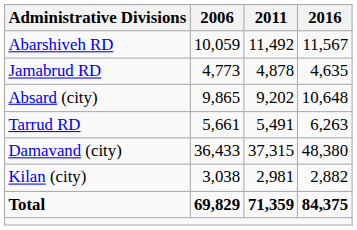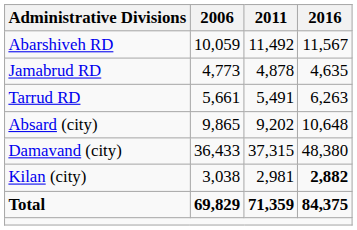rows swapped: (44, 124) <-> (53, 97)
(329, 177) normal -> (329, 177) bold
